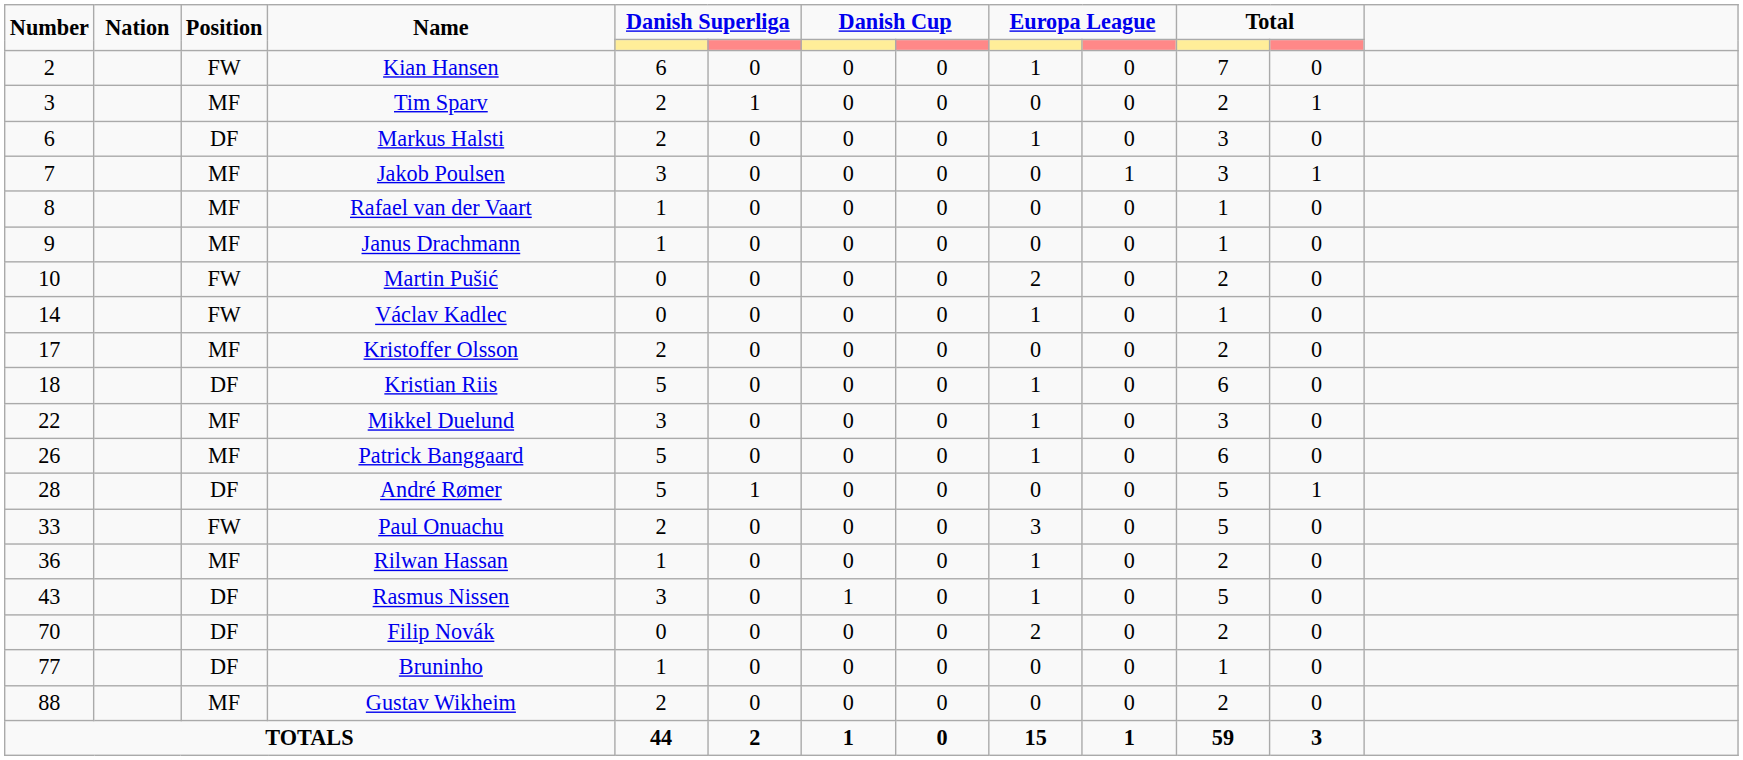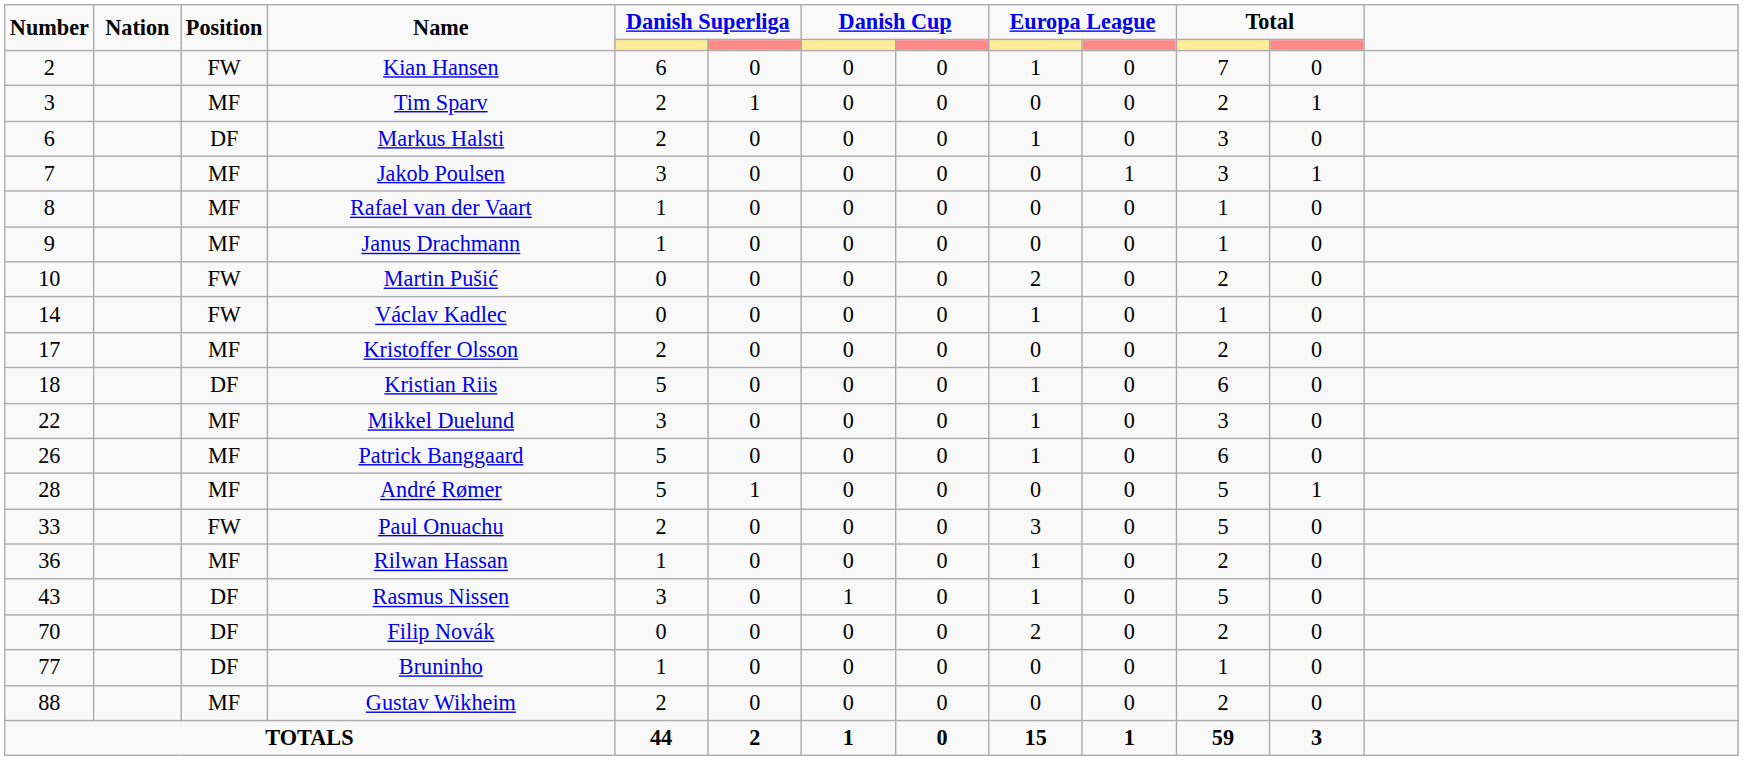(224, 490) DF -> (224, 490) MF
